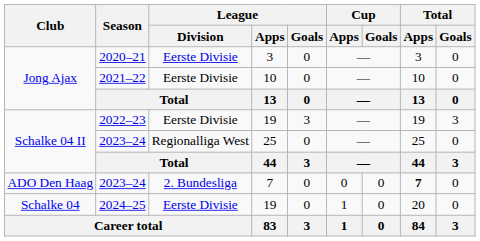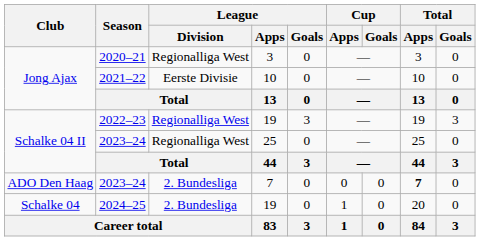(200, 57) Eerste Divisie -> (200, 57) Regionalliga West
(200, 120) Eerste Divisie -> (200, 120) Regionalliga West
(200, 204) Eerste Divisie -> (200, 204) 2. Bundesliga
